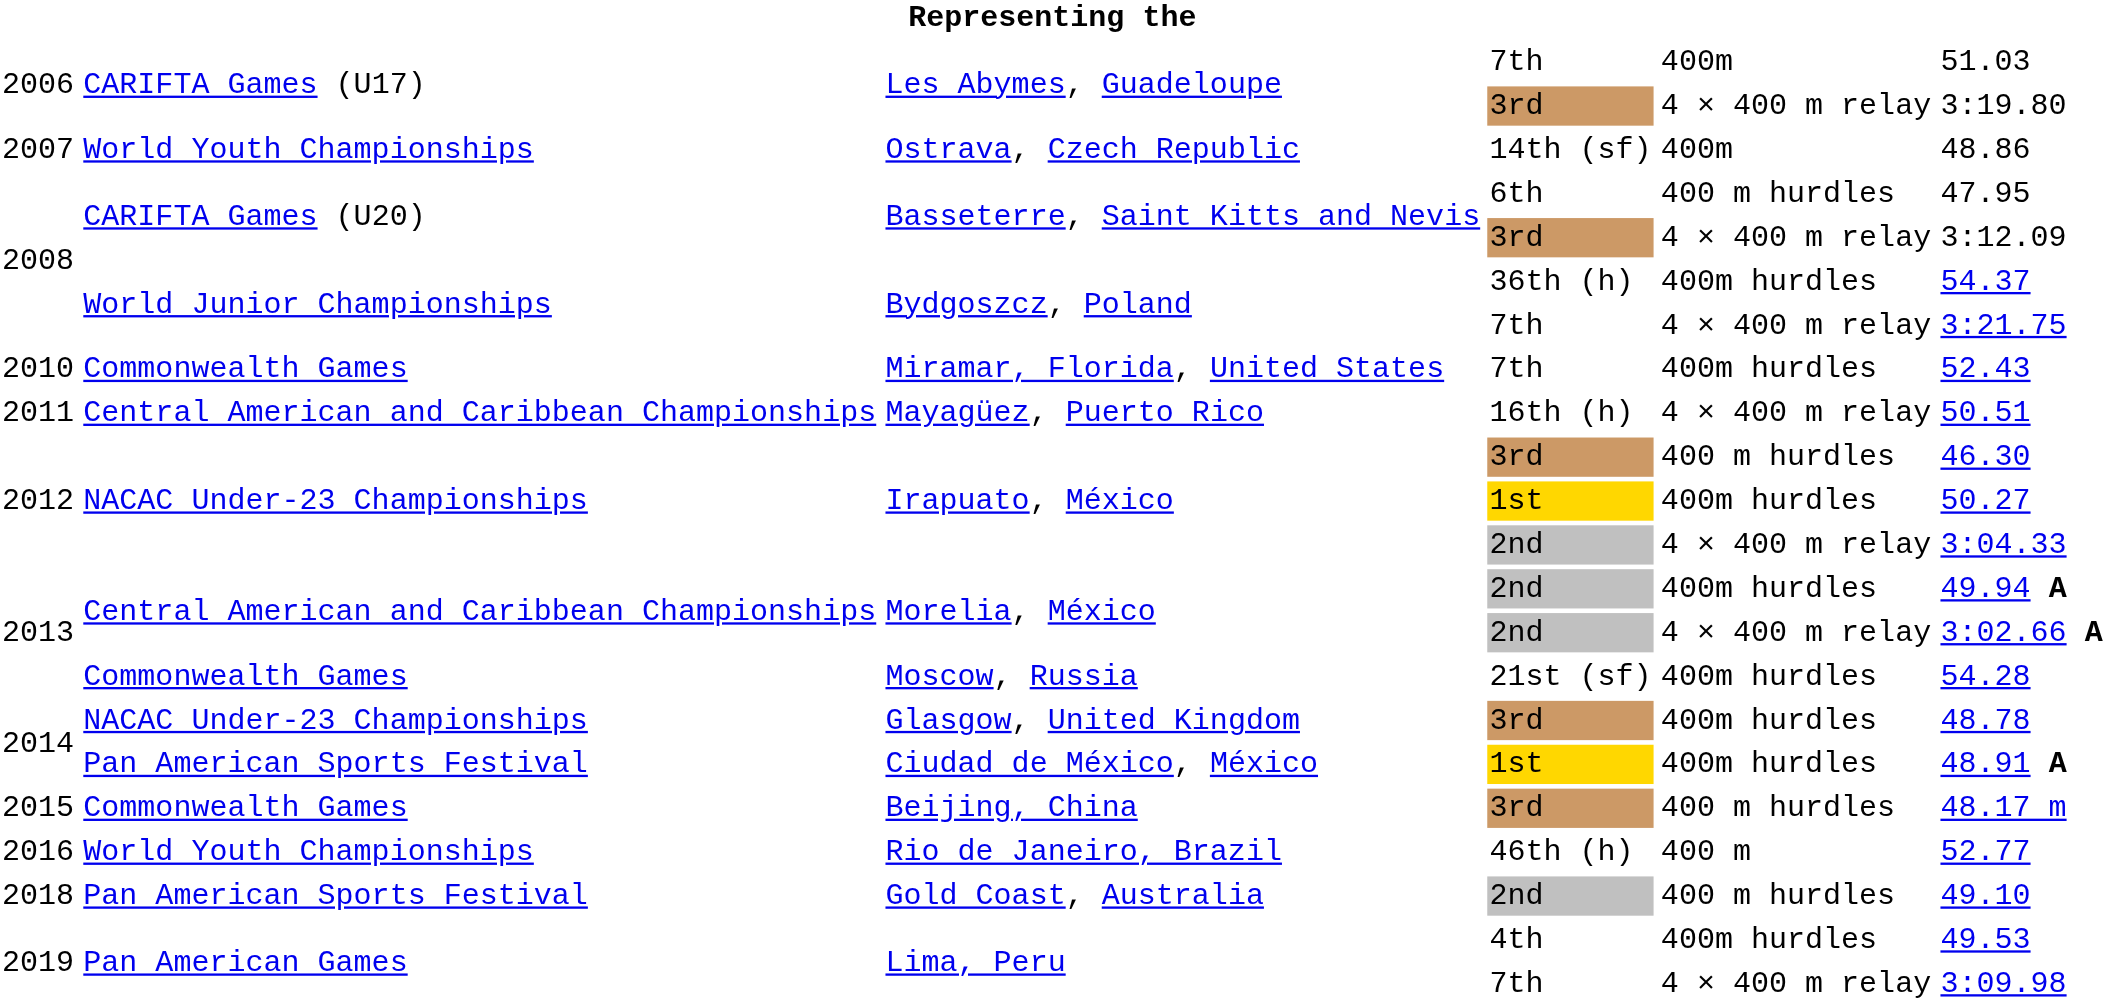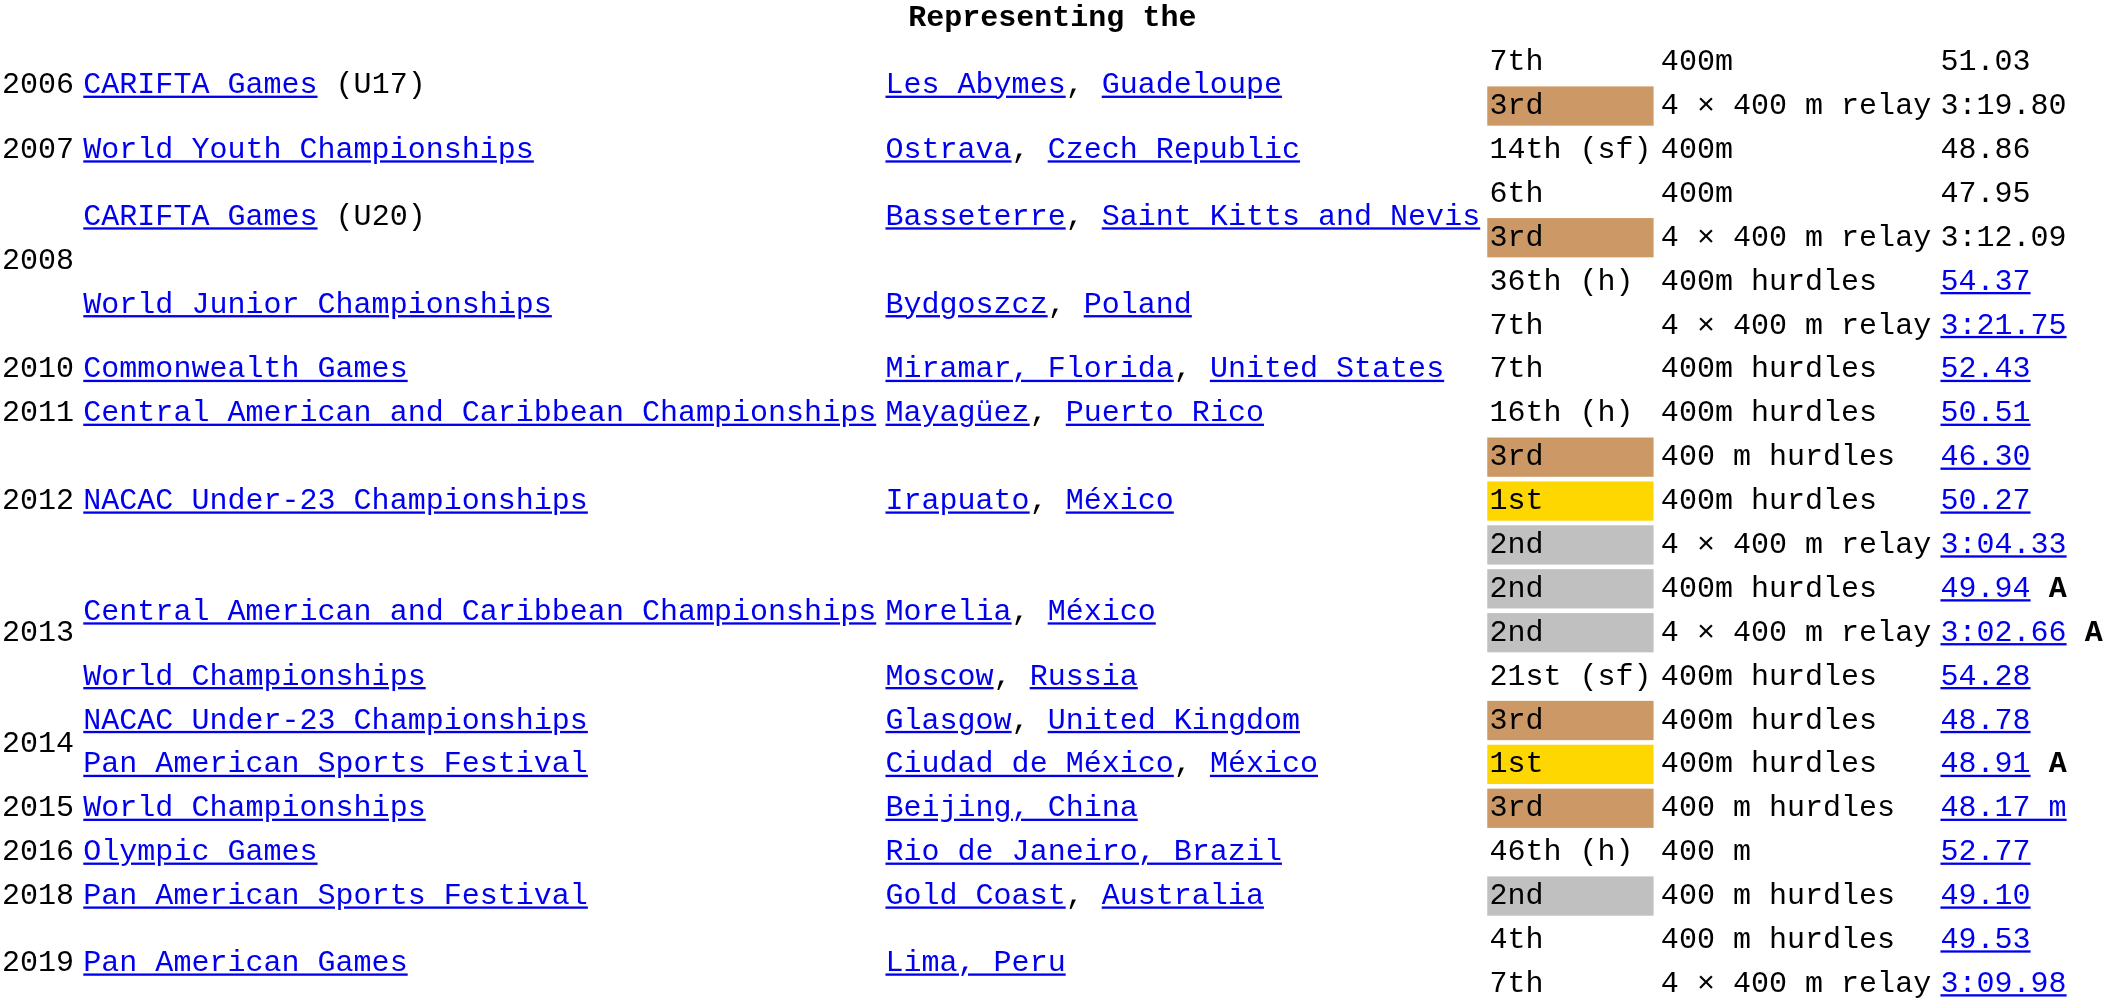(1778, 194) 400 m hurdles -> (1697, 194) 400m
(1796, 413) 4 × 400 m relay -> (1769, 413) 400m hurdles
(245, 677) Commonwealth Games -> (254, 677) World Championships
(245, 808) Commonwealth Games -> (254, 808) World Championships
(309, 852) World Youth Championships -> (200, 852) Olympic Games
(1769, 940) 400m hurdles -> (1778, 940) 400 m hurdles
